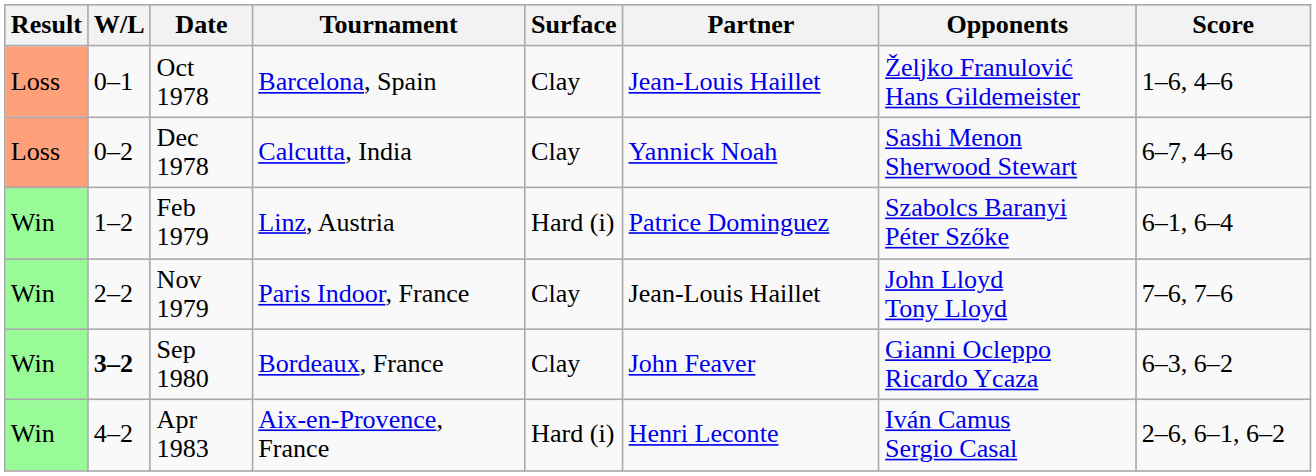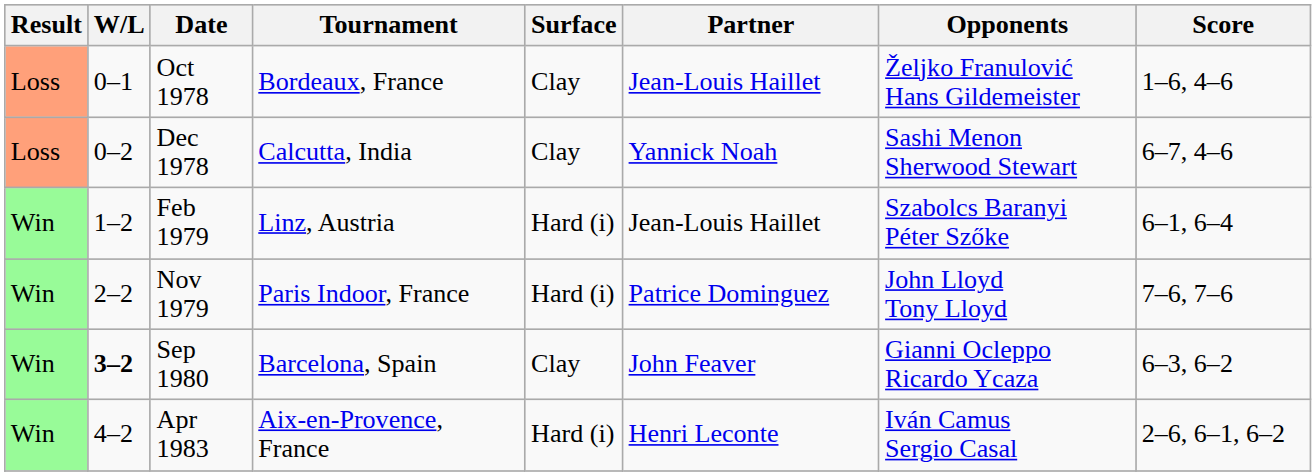(347, 81) Barcelona, Spain -> (351, 81) Bordeaux, France
(729, 222) Patrice Dominguez -> (725, 222) Jean-Louis Haillet
(556, 293) Clay -> (573, 293) Hard (i)
(725, 293) Jean-Louis Haillet -> (729, 293) Patrice Dominguez
(351, 364) Bordeaux, France -> (347, 364) Barcelona, Spain
